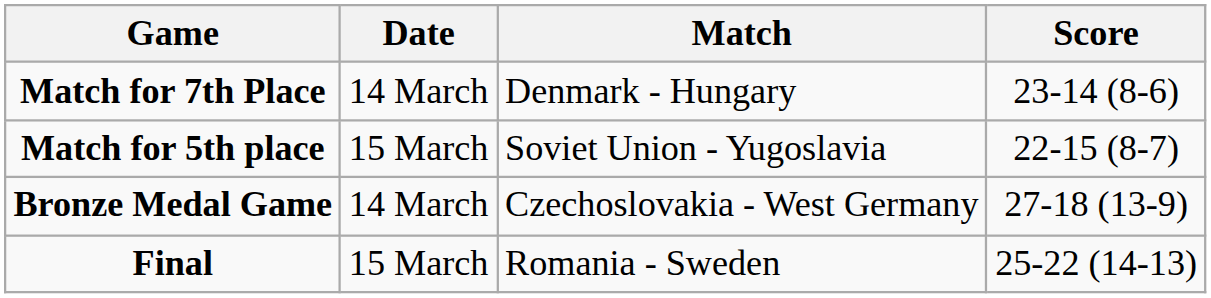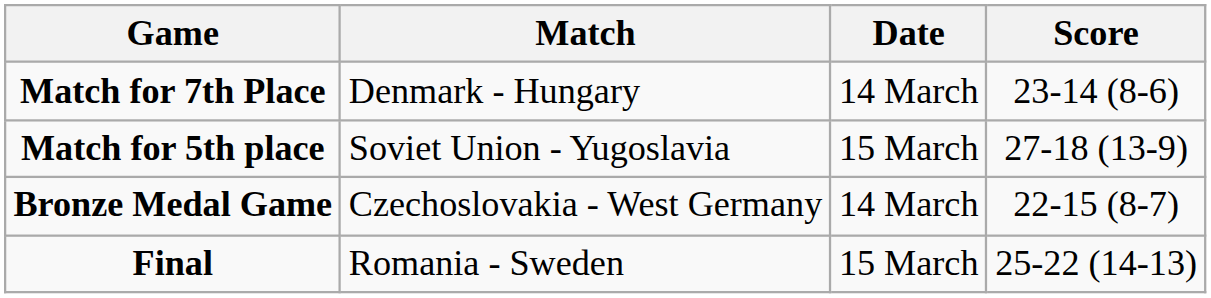columns swapped: (419, 33) <-> (742, 33)
(1096, 147) 22-15 (8-7) -> (1096, 147) 27-18 (13-9)
(1096, 205) 27-18 (13-9) -> (1096, 205) 22-15 (8-7)
